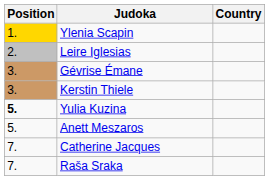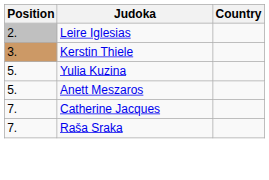- row: (97, 33)
- row: (101, 71)
(12, 109) bold -> (12, 71) normal
